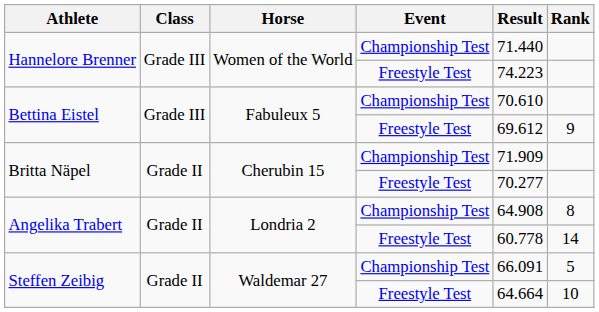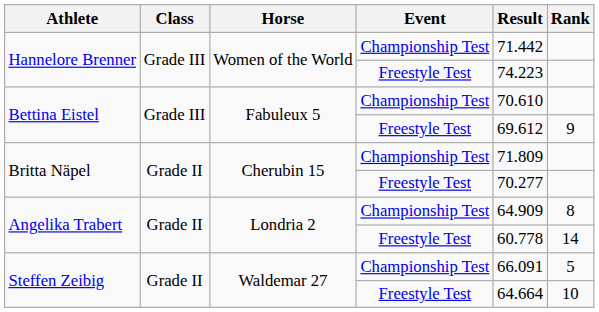(520, 46) 71.440 -> (520, 46) 71.442
(520, 156) 71.909 -> (520, 156) 71.809
(520, 211) 64.908 -> (520, 211) 64.909
